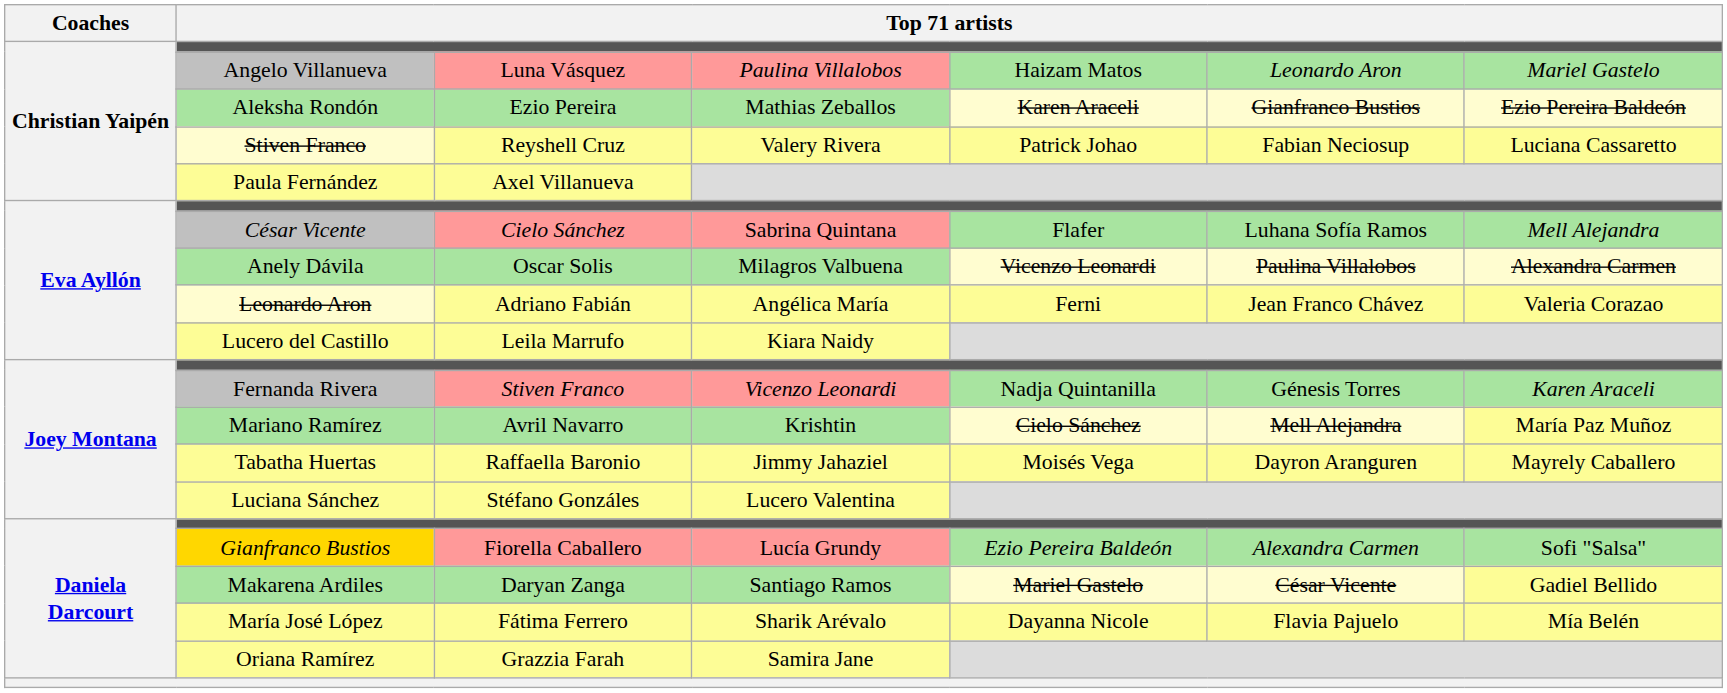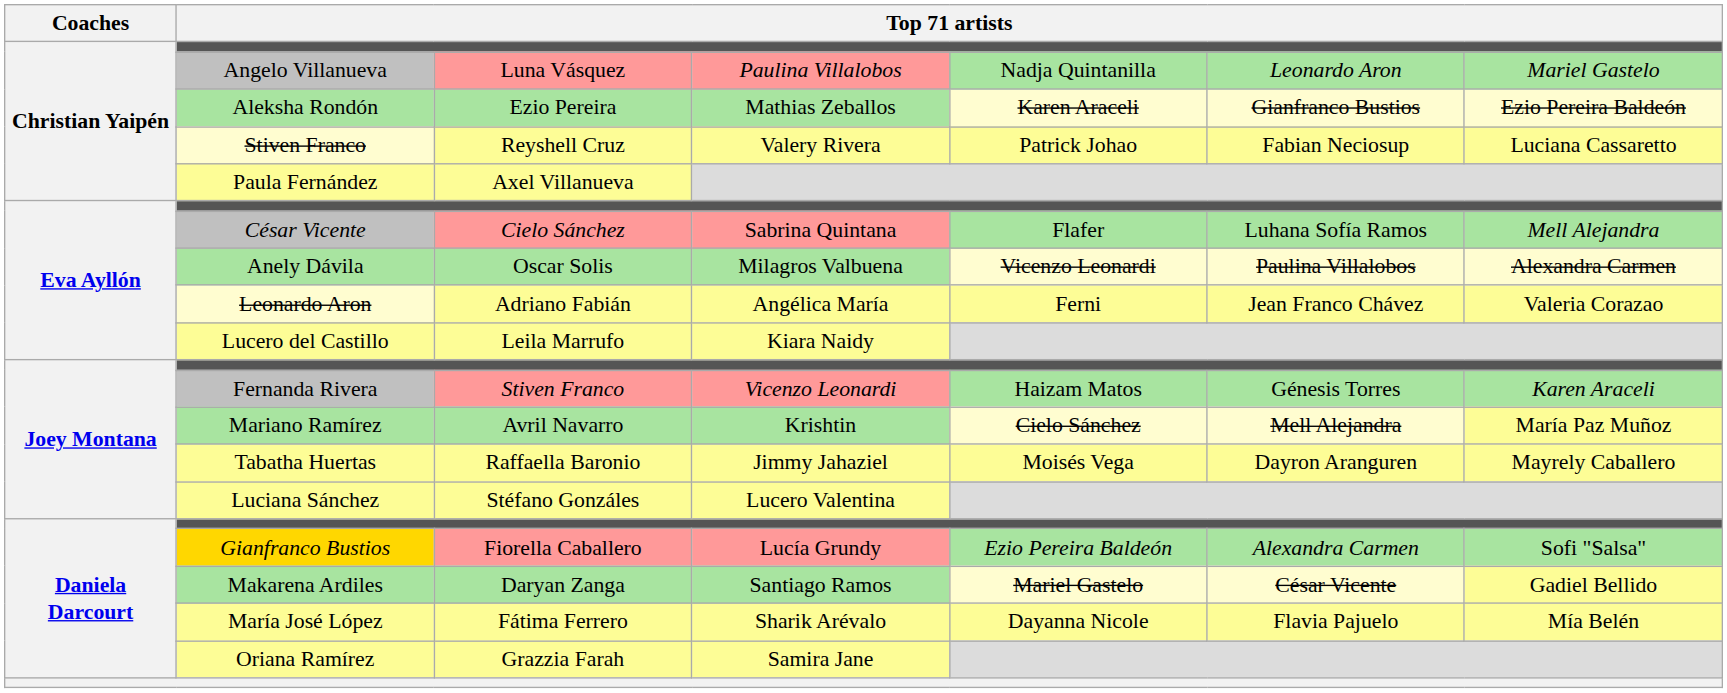(1078, 70) Haizam Matos -> (1078, 70) Nadja Quintanilla
(1078, 388) Nadja Quintanilla -> (1078, 388) Haizam Matos
